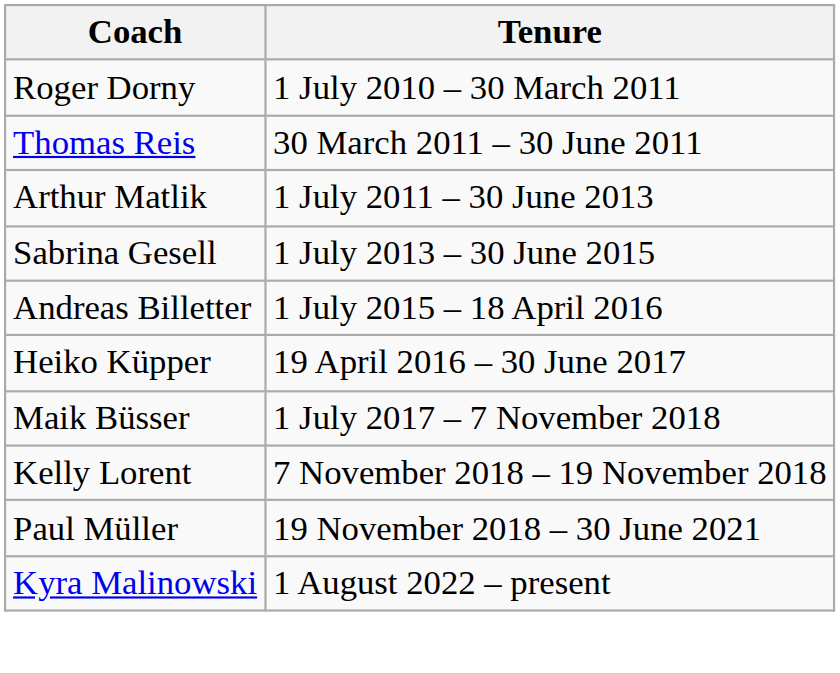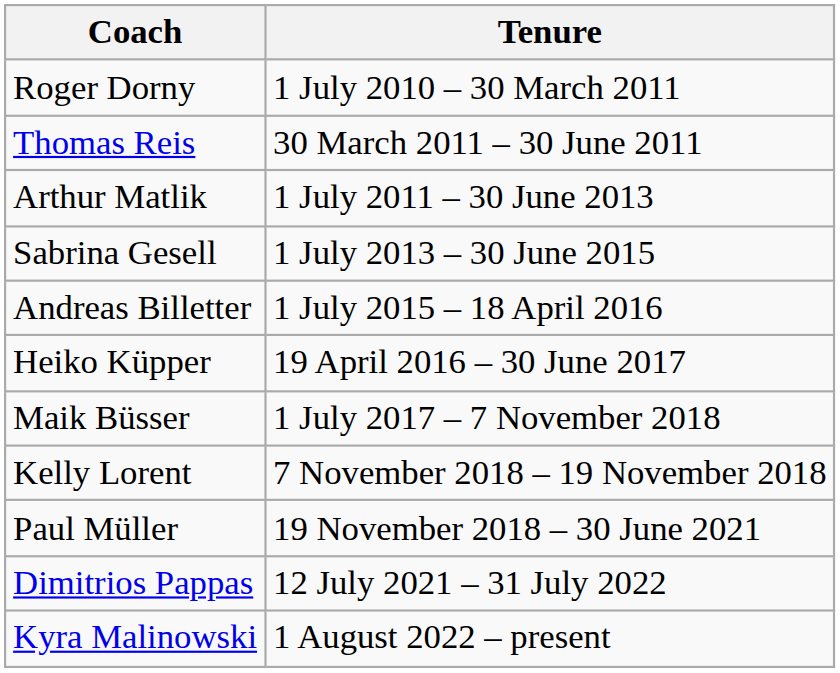+ row: (133, 582)
